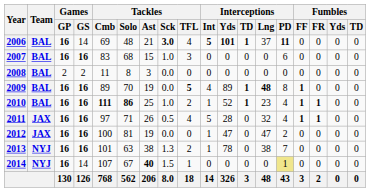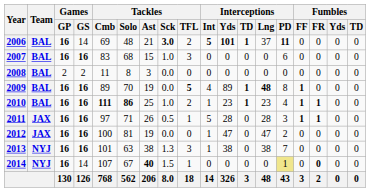(189, 42) 4 -> (189, 42) 2
(228, 103) 52 -> (228, 103) 23
(189, 118) 4 -> (189, 118) 1
(266, 118) 32 -> (266, 118) 28
(285, 118) 4 -> (285, 118) 3
(189, 149) 2 -> (189, 149) 3
(228, 149) 78 -> (228, 149) 38
(318, 164) normal -> (318, 164) bold
